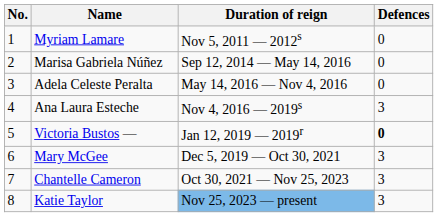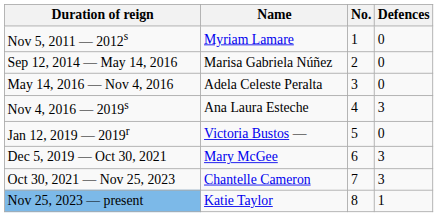columns swapped: (18, 15) <-> (276, 15)
(381, 133) bold -> (381, 133) normal
(381, 201) 3 -> (381, 201) 1
